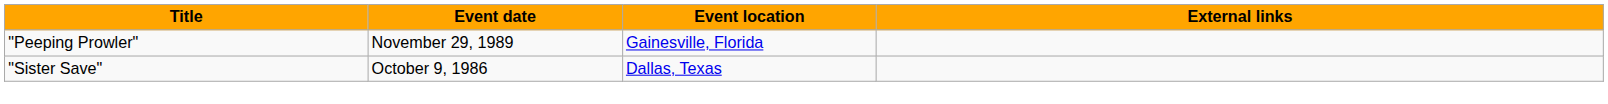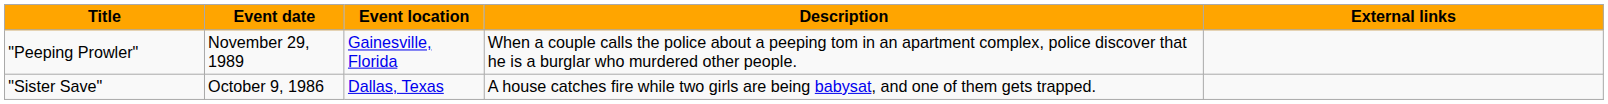+ column: (844, 17)
